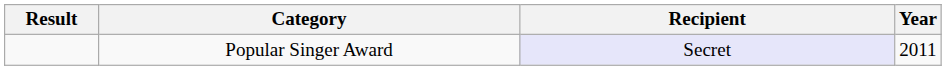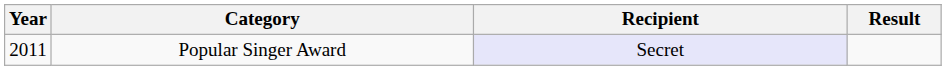columns swapped: (918, 19) <-> (51, 19)
